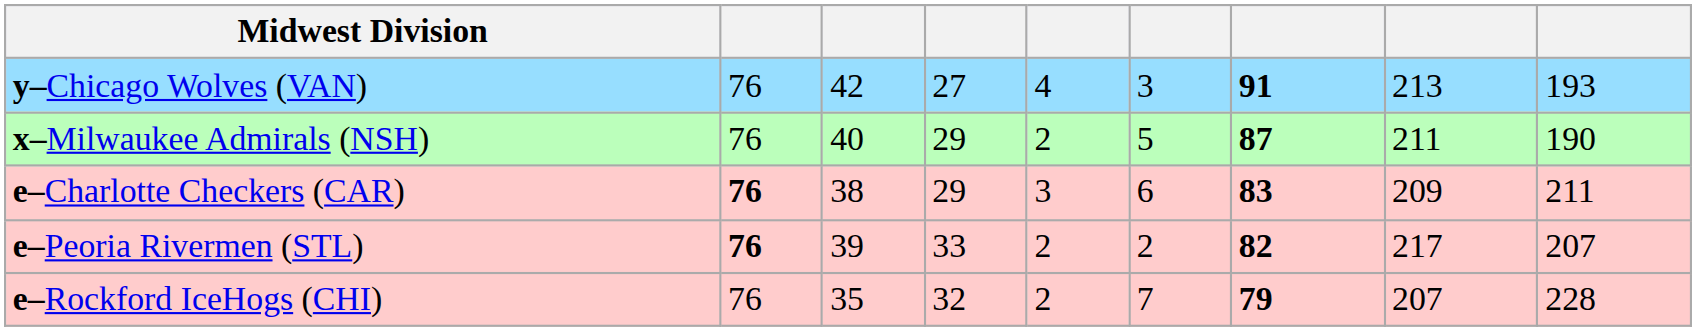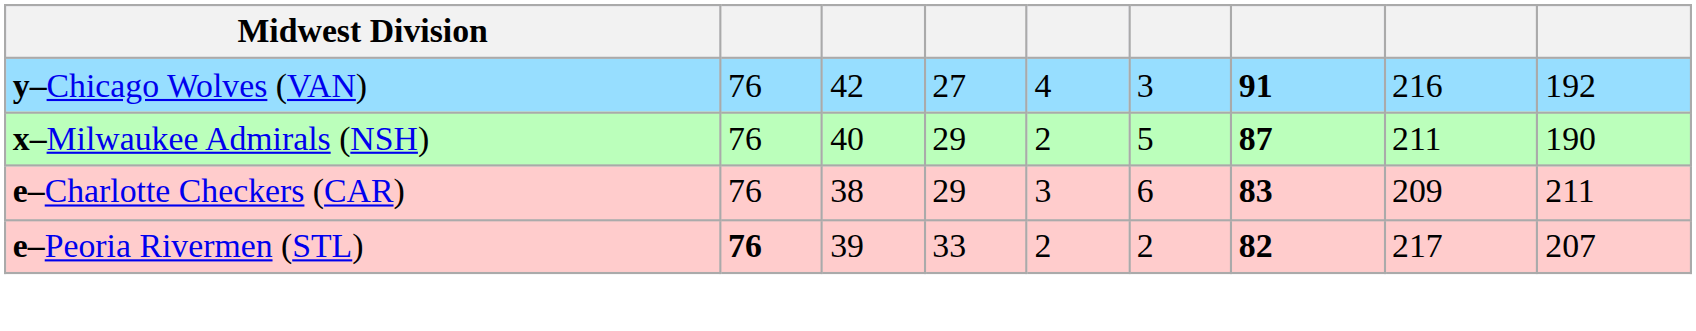(1417, 84) 213 -> (1417, 84) 216
(1571, 84) 193 -> (1571, 84) 192
(745, 191) bold -> (745, 191) normal
- row: (198, 298)
